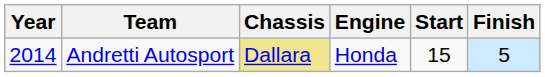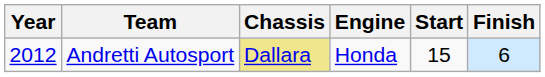(33, 55) 2014 -> (33, 55) 2012
(504, 55) 5 -> (504, 55) 6
